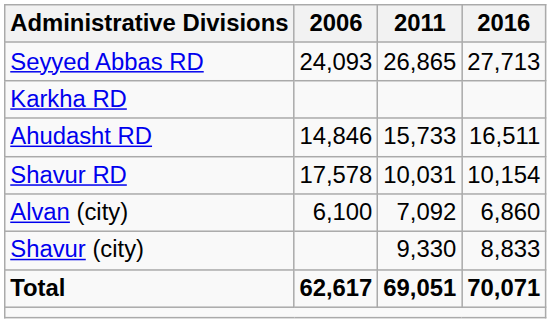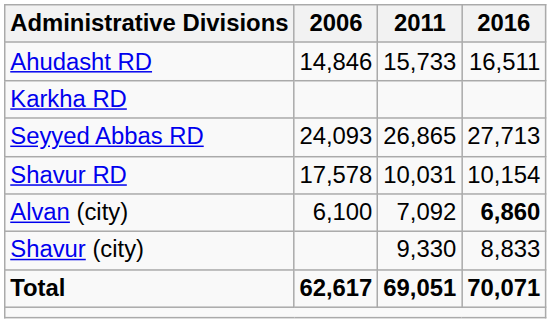rows swapped: (81, 136) <-> (107, 61)
(510, 212) normal -> (510, 212) bold
